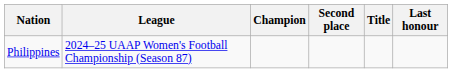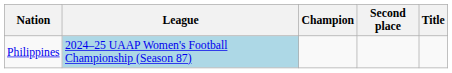- column: (420, 20)
(146, 51) no background -> (146, 51) lightblue background
